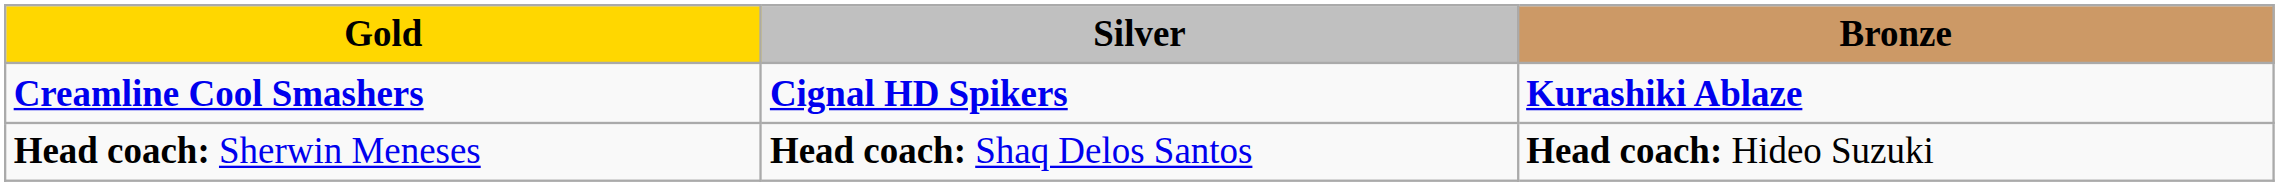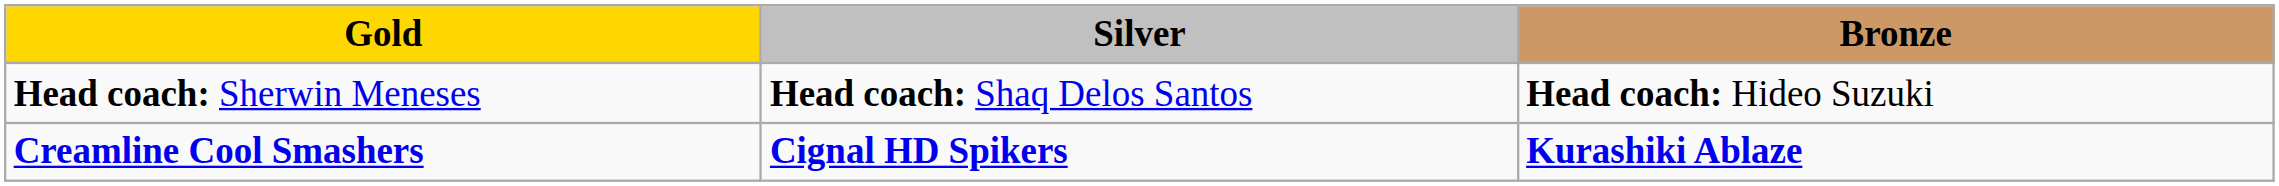rows swapped: (219, 92) <-> (247, 151)
